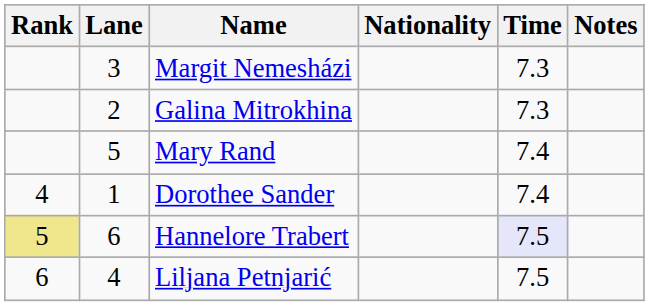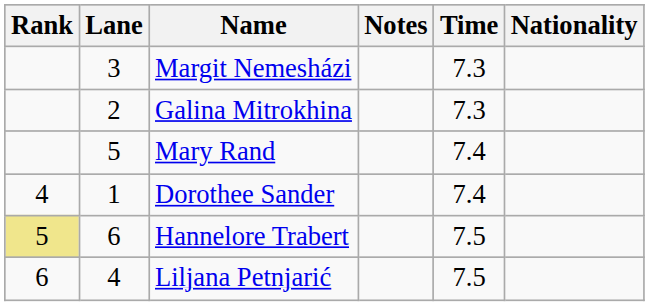columns swapped: (428, 25) <-> (606, 25)
(533, 236) lavender background -> (469, 236) no background
